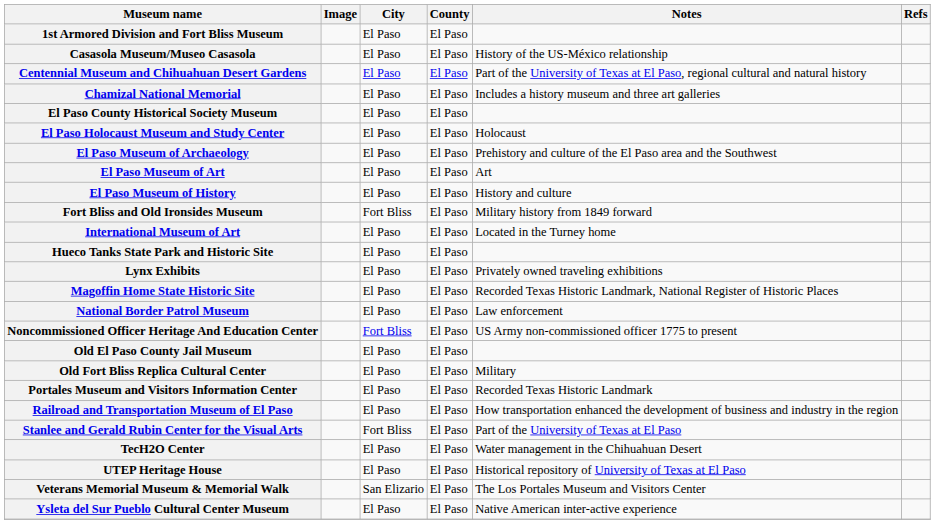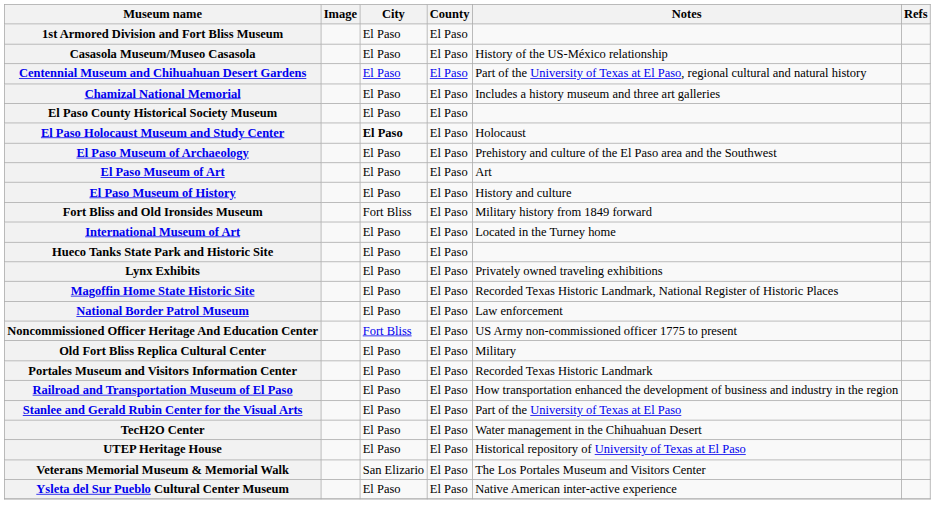(382, 133) normal -> (383, 133) bold
- row: (163, 350)
(387, 430) Fort Bliss -> (382, 410) El Paso
